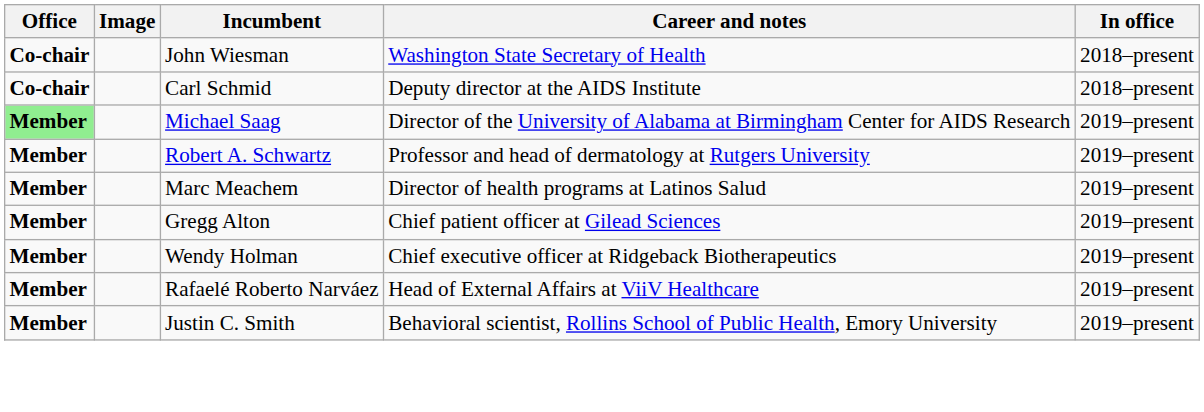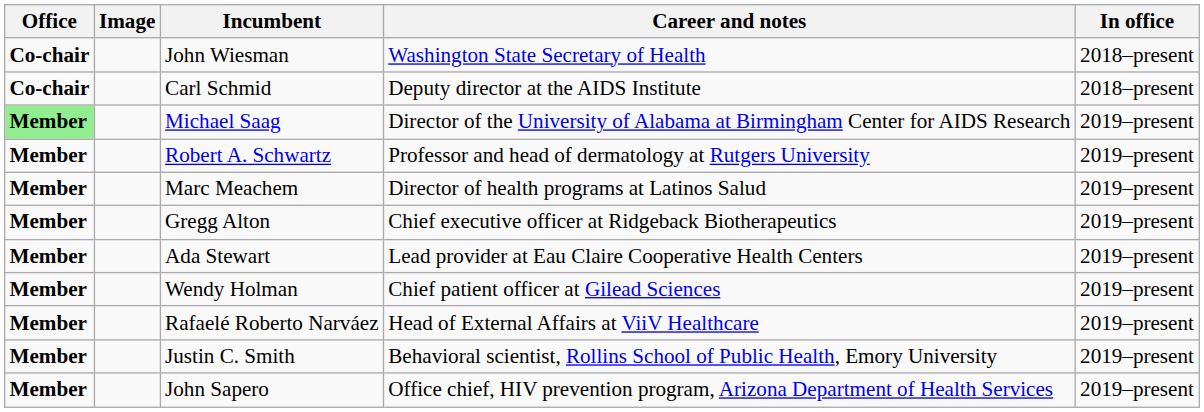(554, 222) Chief patient officer at Gilead Sciences -> (612, 222) Chief executive officer at Ridgeback Biotherapeutics
+ row: (218, 255)
(612, 255) Chief executive officer at Ridgeback Biotherapeutics -> (554, 289) Chief patient officer at Gilead Sciences
+ row: (217, 389)
